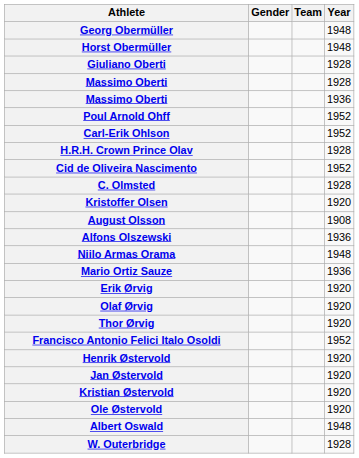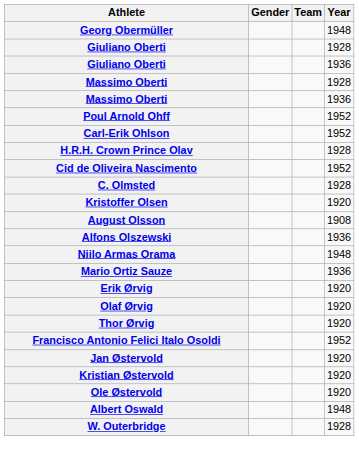- row: (127, 47)
+ row: (127, 64)
- row: (127, 358)
